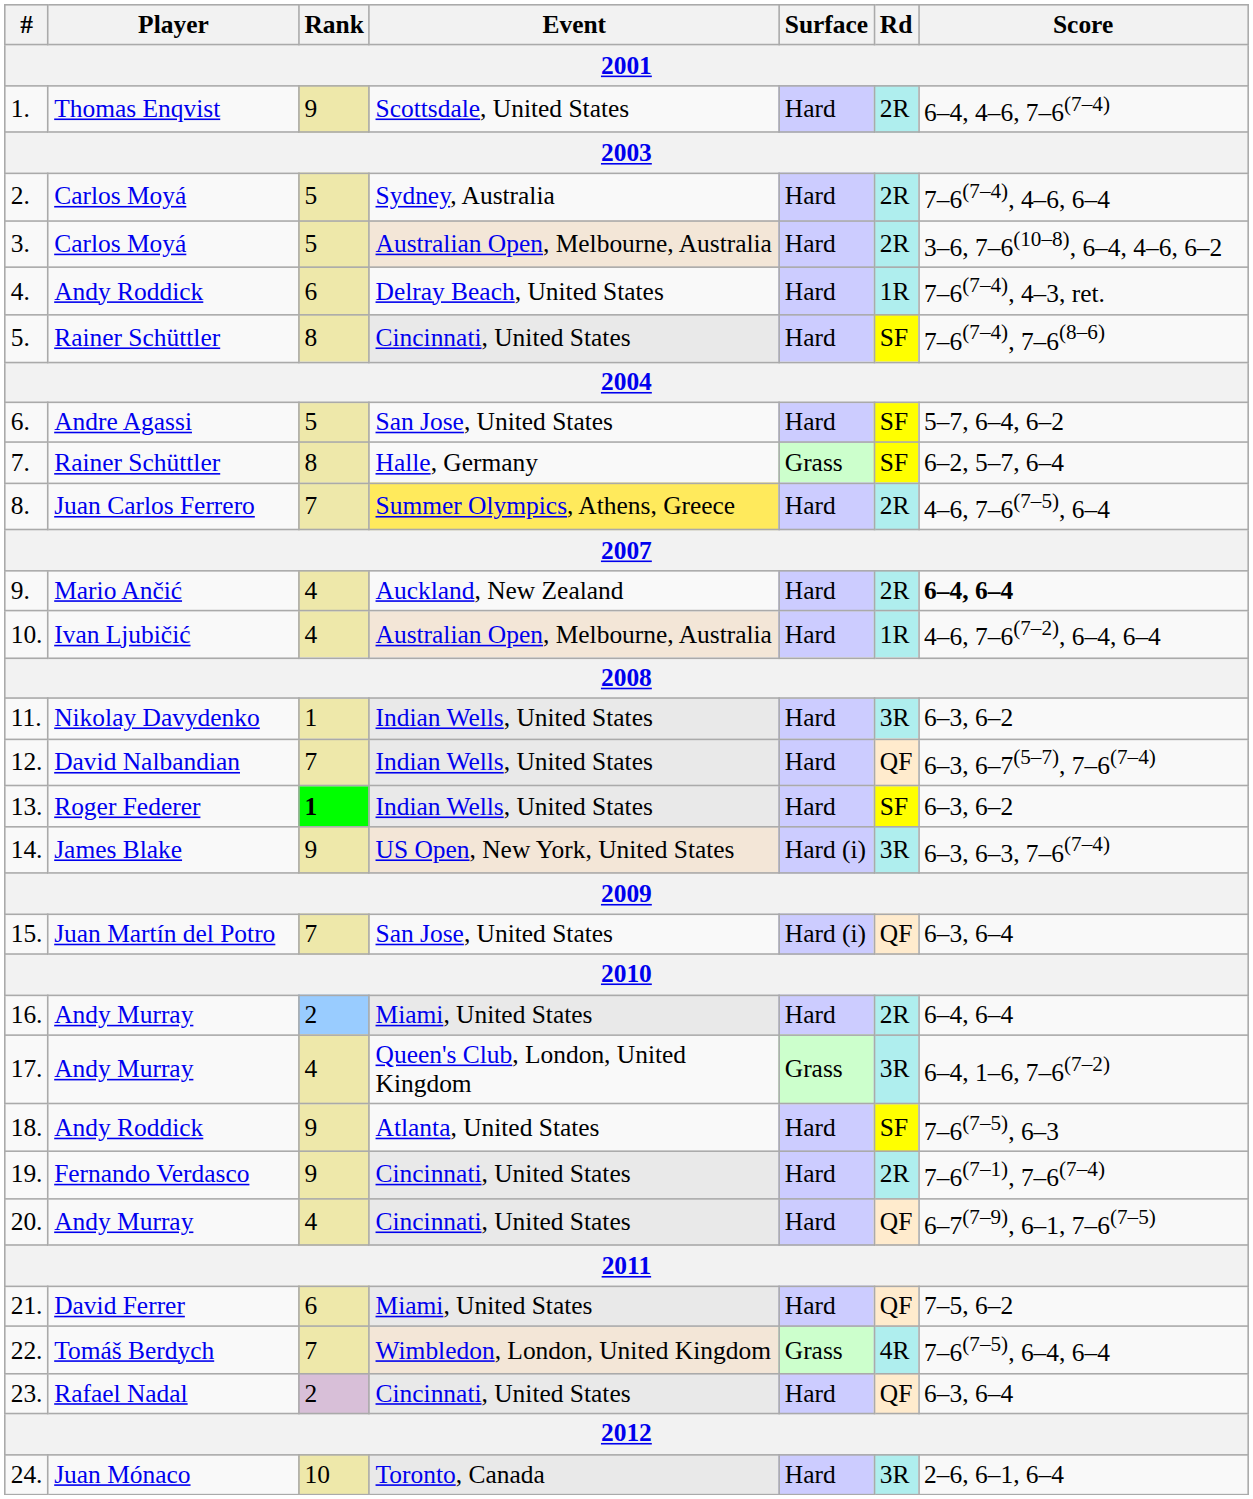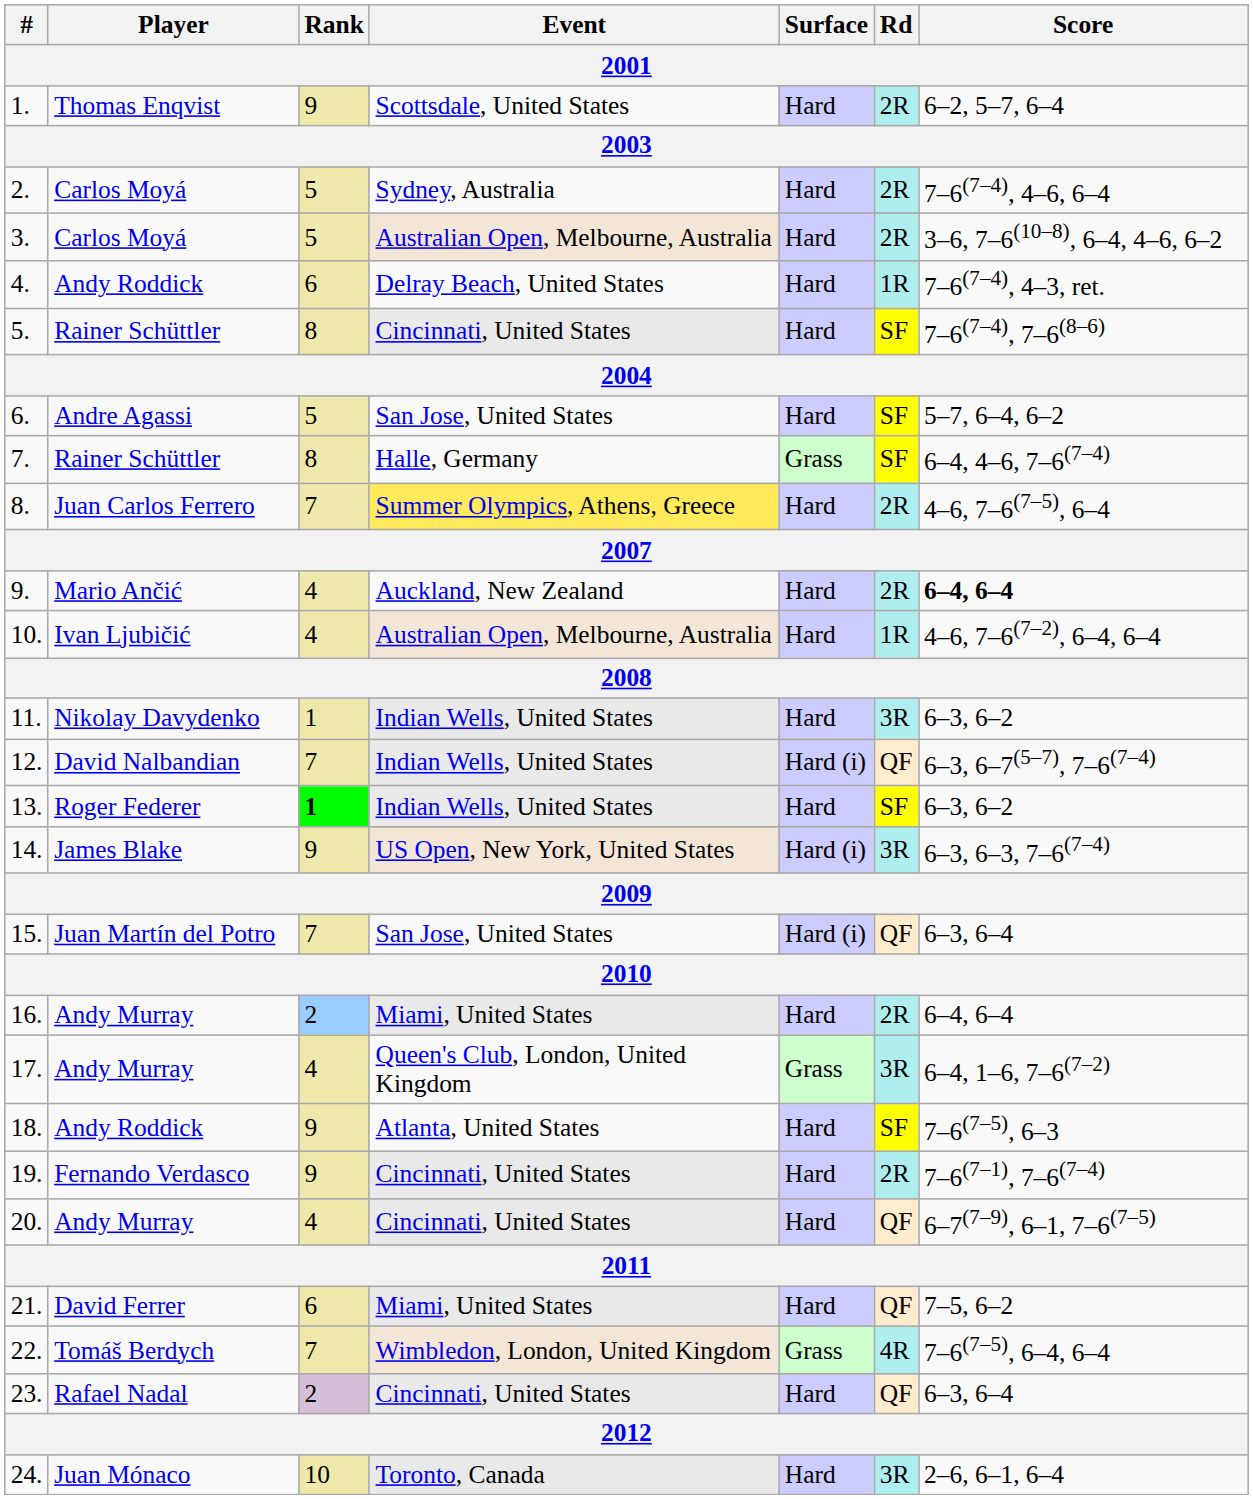(1017, 108) 6–4, 4–6, 7–6(7–4) -> (994, 105) 6–2, 5–7, 6–4
(994, 462) 6–2, 5–7, 6–4 -> (1017, 459) 6–4, 4–6, 7–6(7–4)
(810, 762) Hard -> (825, 762) Hard (i)
